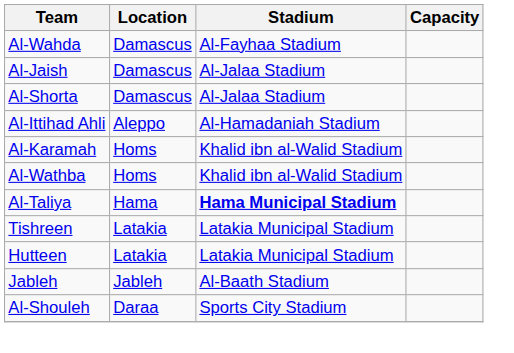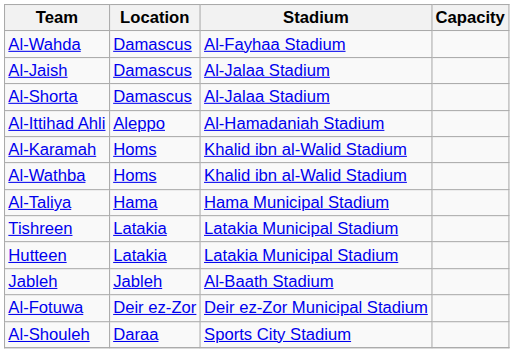(298, 202) bold -> (297, 202) normal
+ row: (46, 307)
